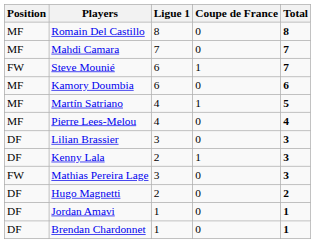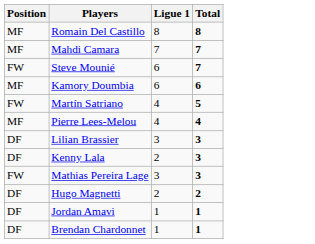- column: (237, 13)
(15, 103) MF -> (15, 103) FW
